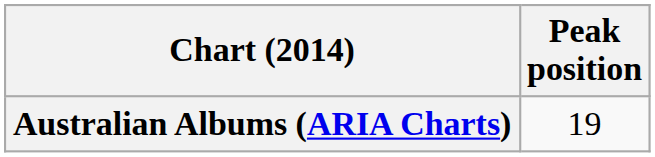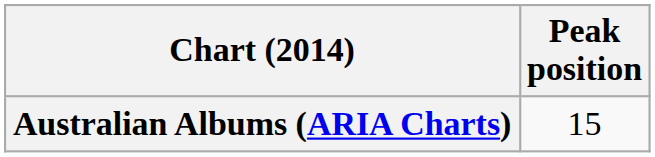(585, 123) 19 -> (585, 123) 15
